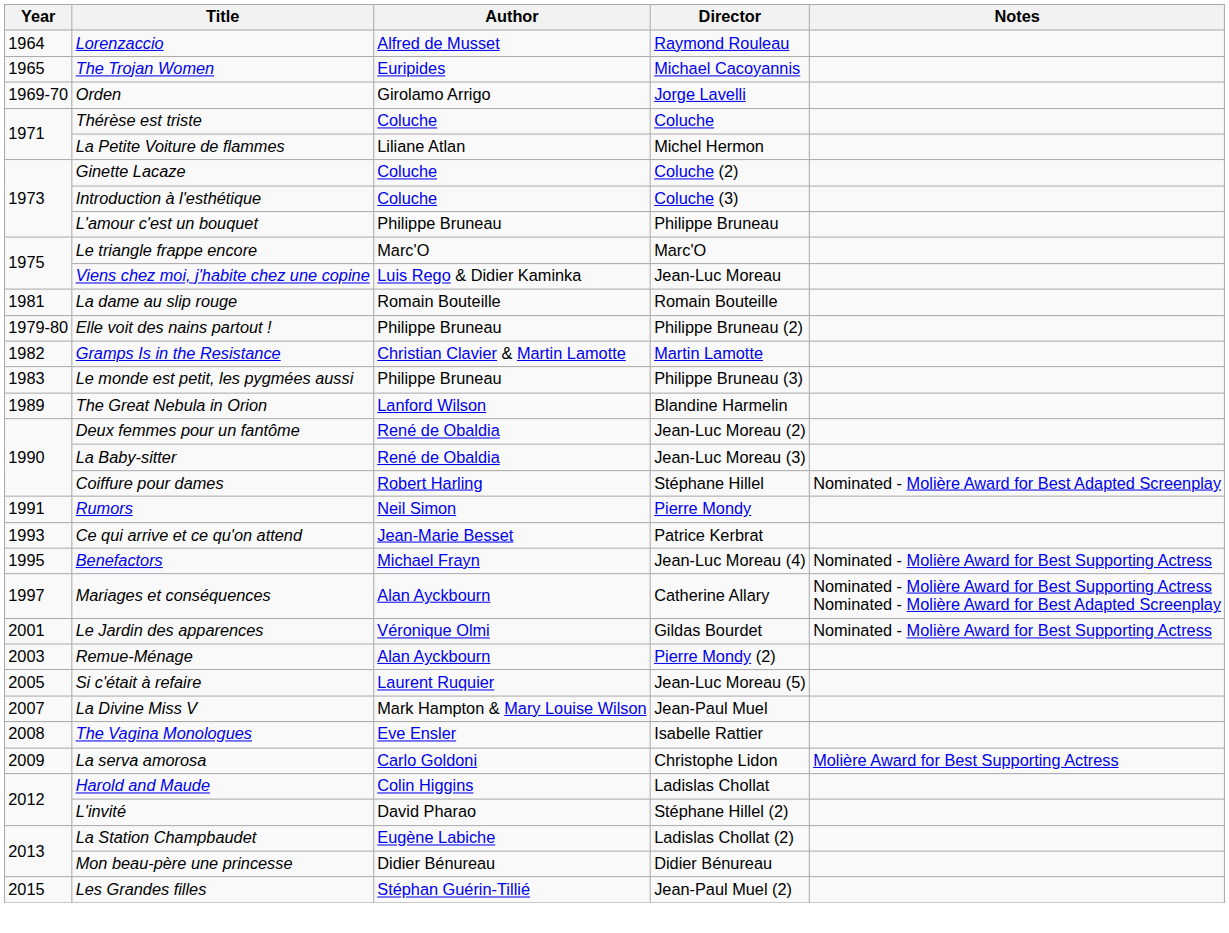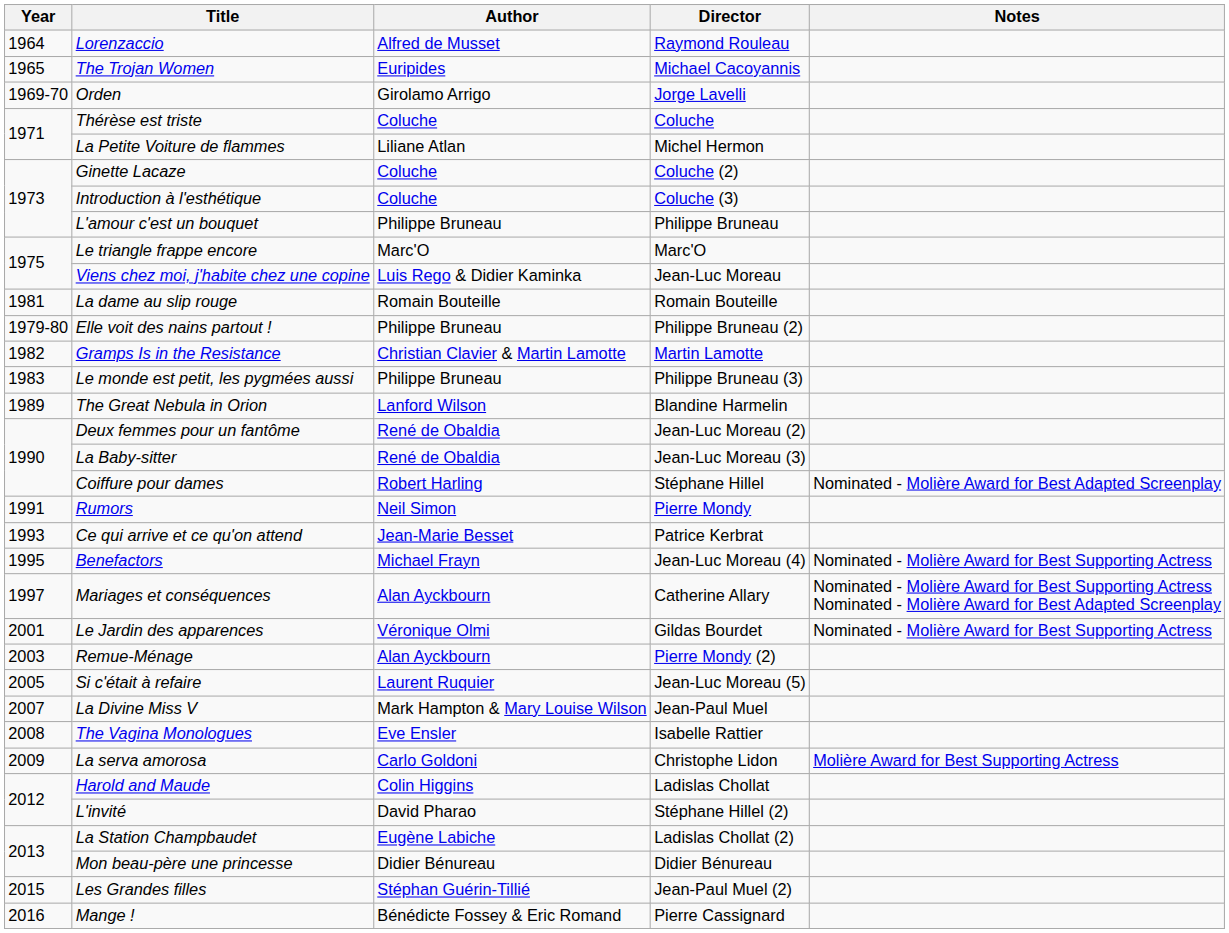+ row: (105, 915)
